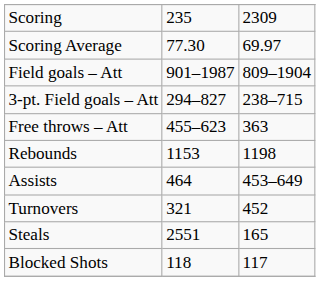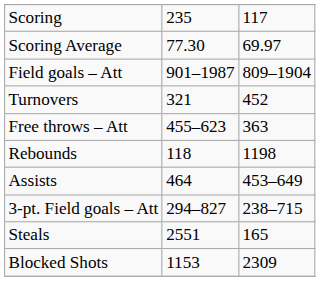(260, 18) 2309 -> (255, 18) 117
rows swapped: (83, 99) <-> (43, 208)
(183, 153) 1153 -> (179, 153) 118
(179, 262) 118 -> (183, 262) 1153
(255, 262) 117 -> (260, 262) 2309
